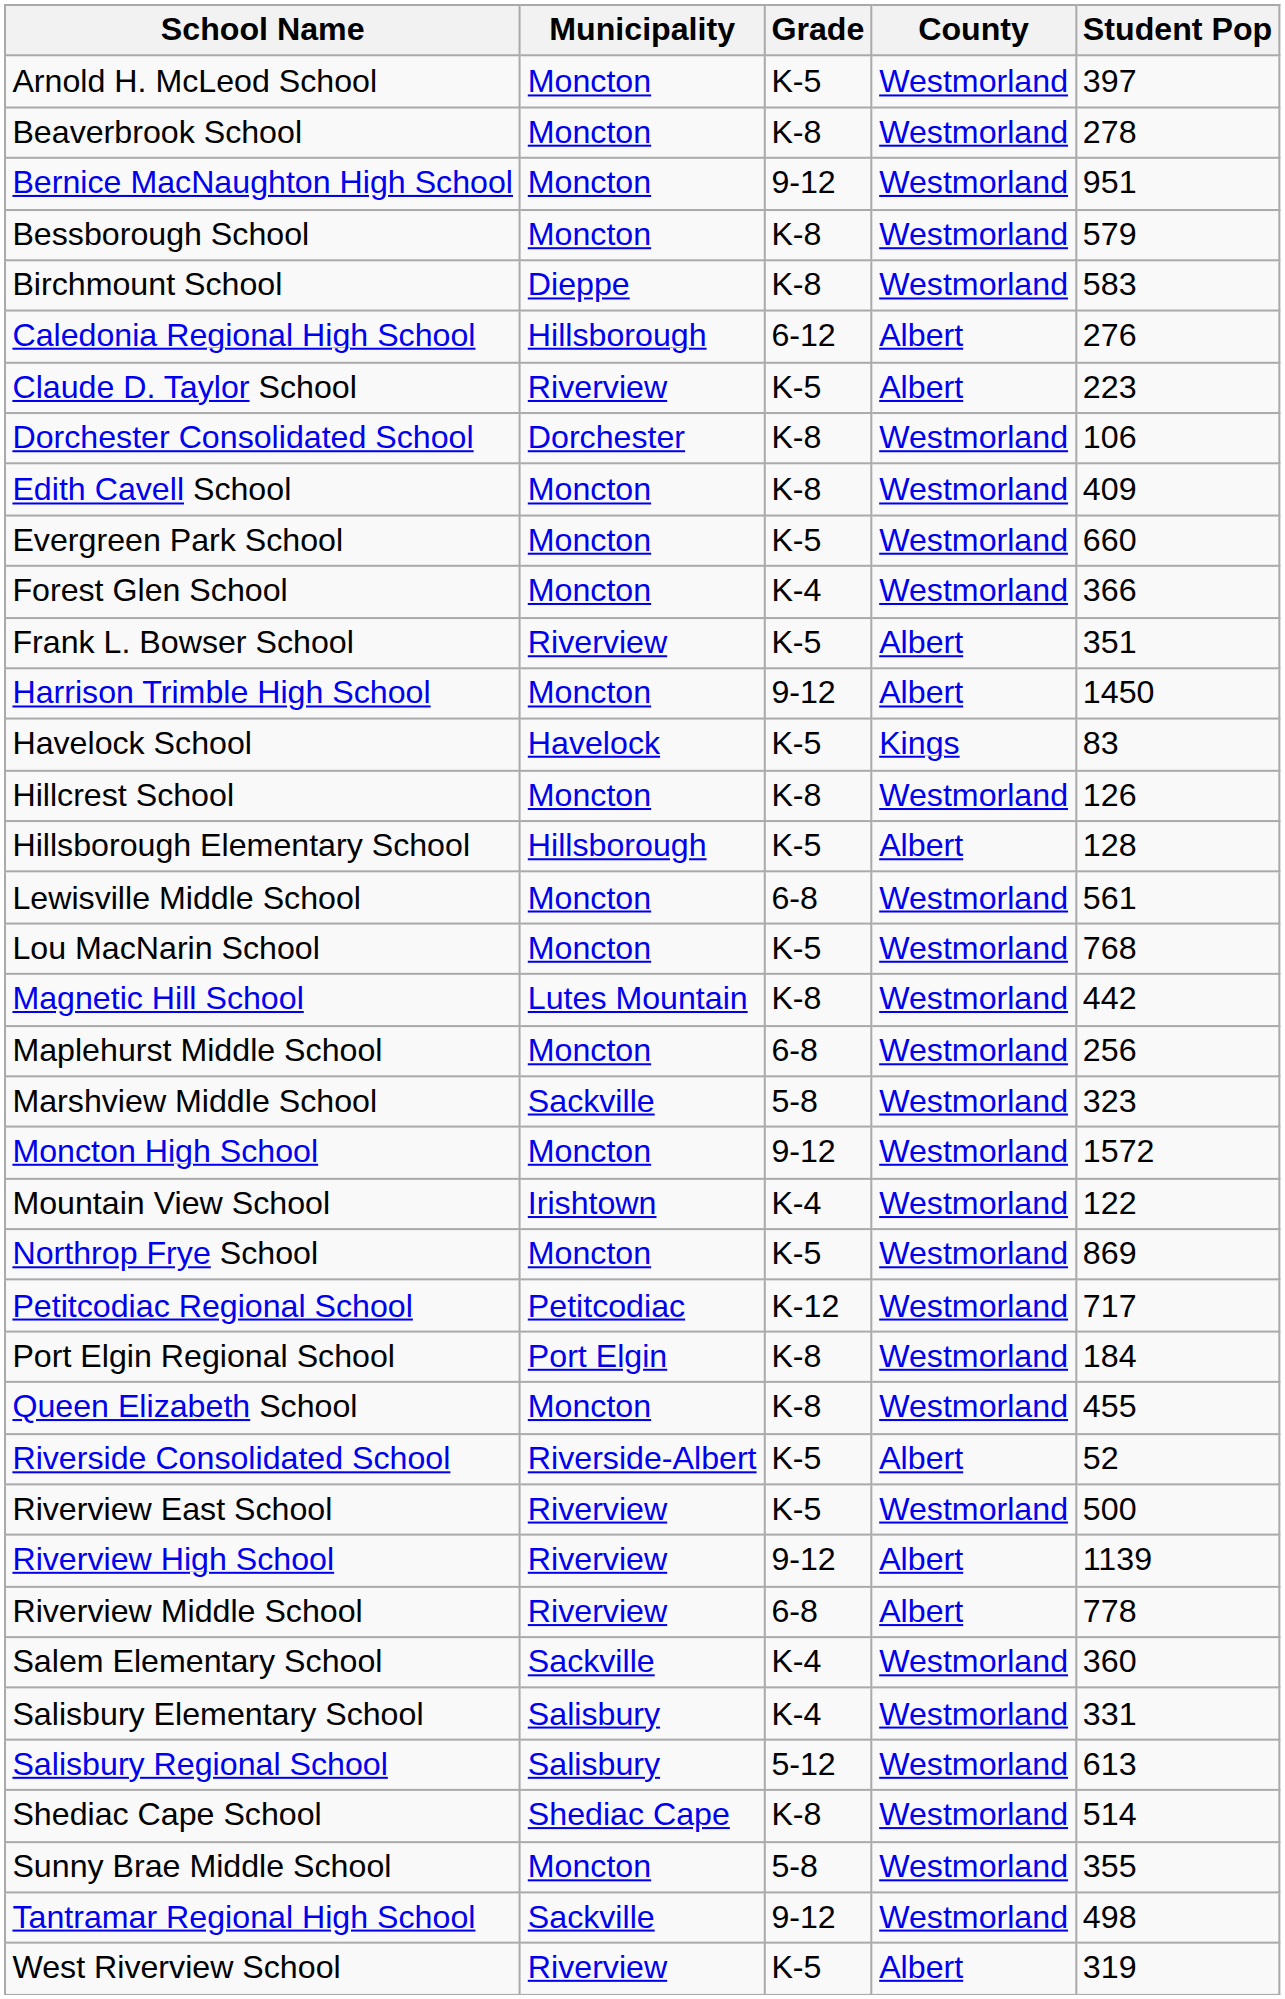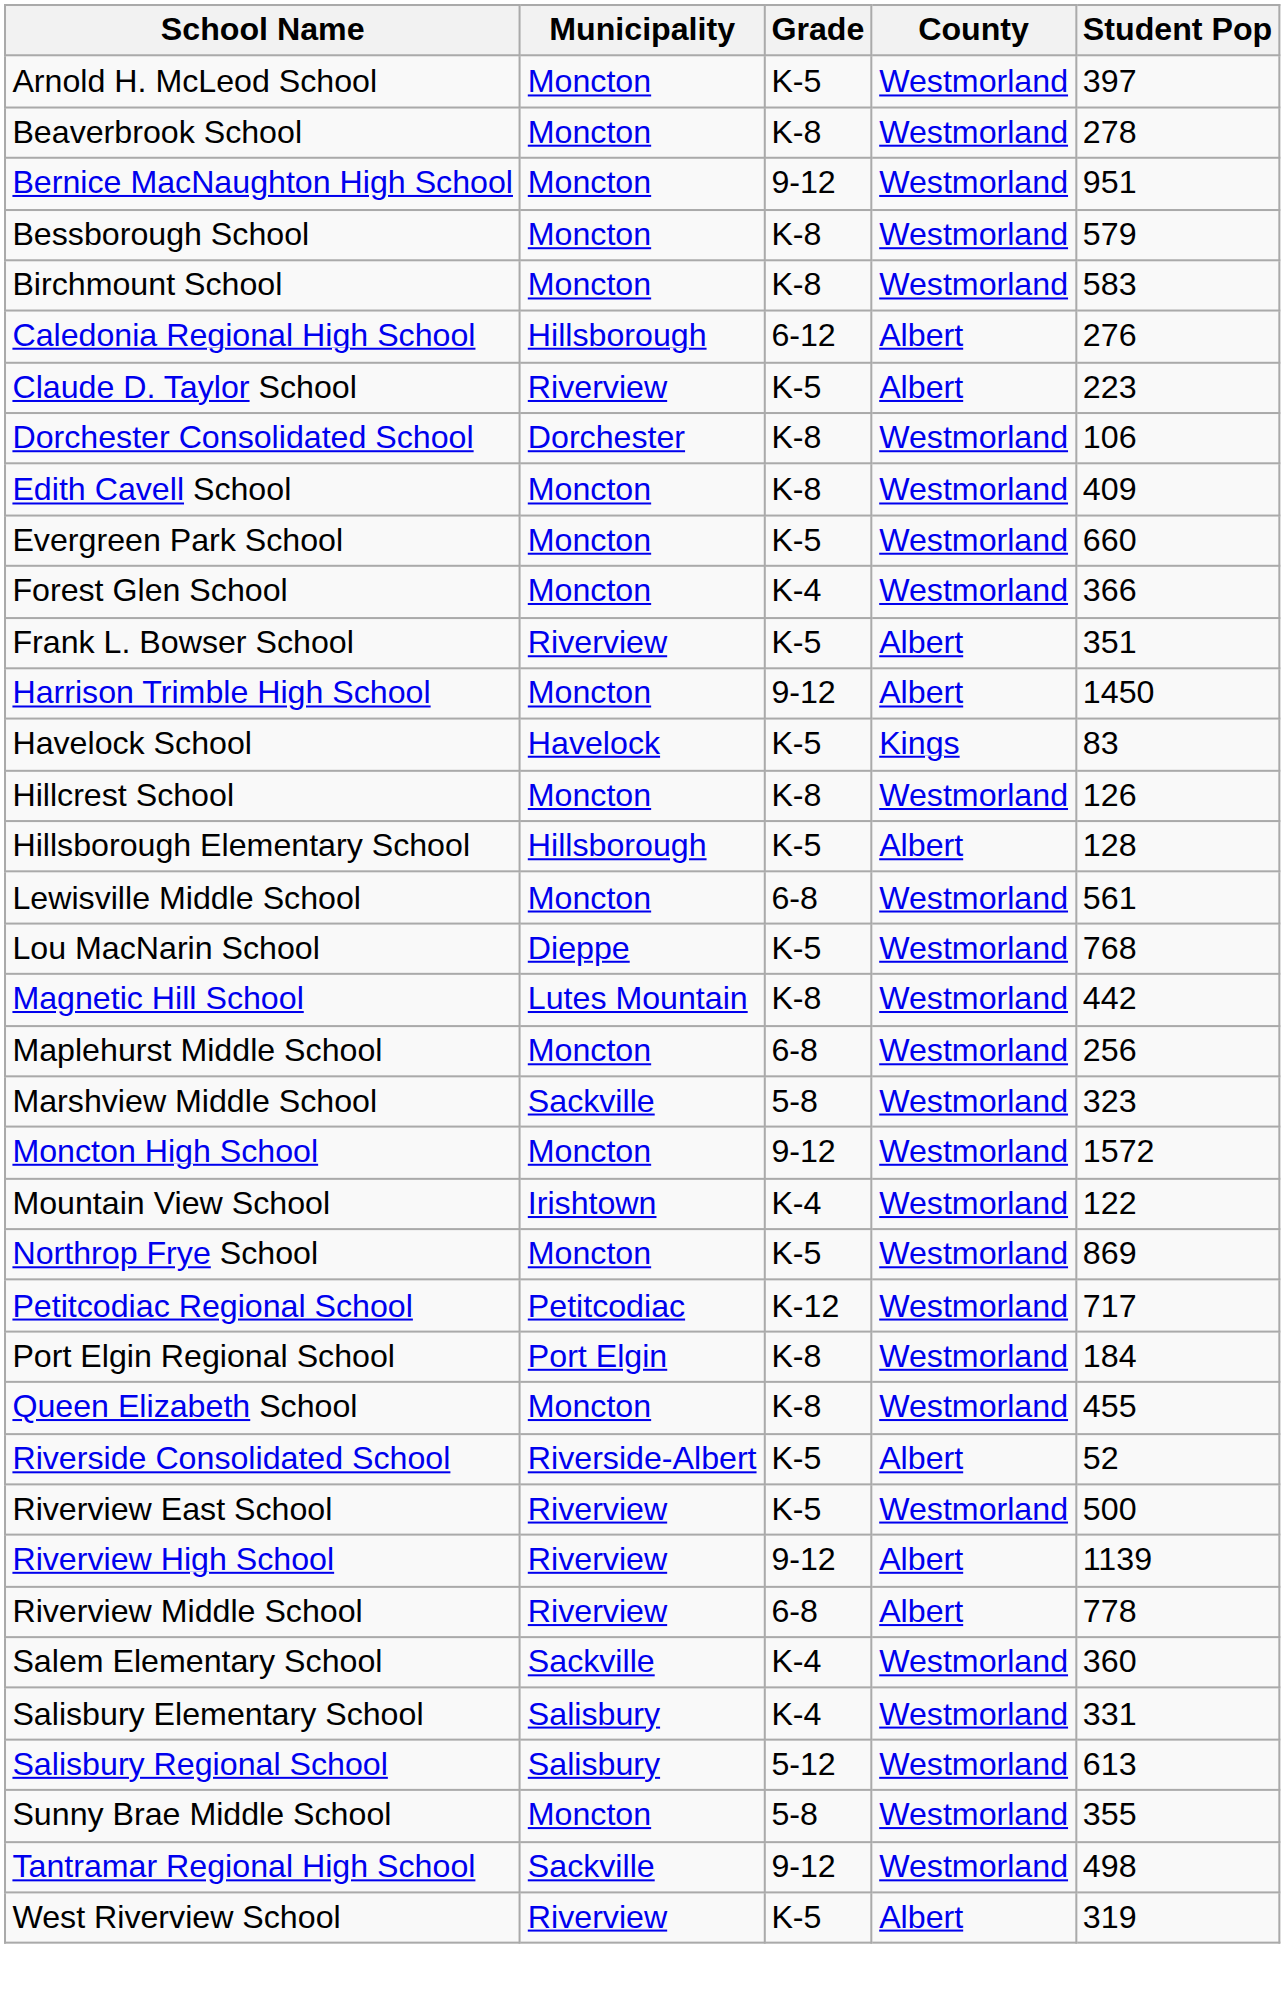(579, 285) Dieppe -> (589, 285) Moncton
(589, 948) Moncton -> (579, 948) Dieppe
- row: (167, 1815)
